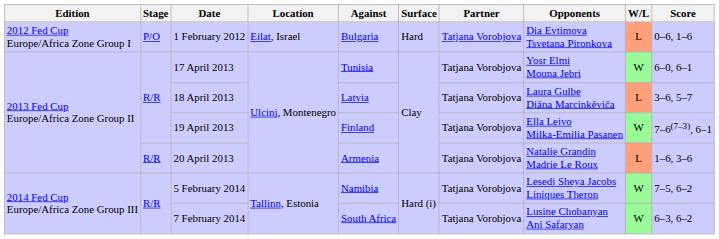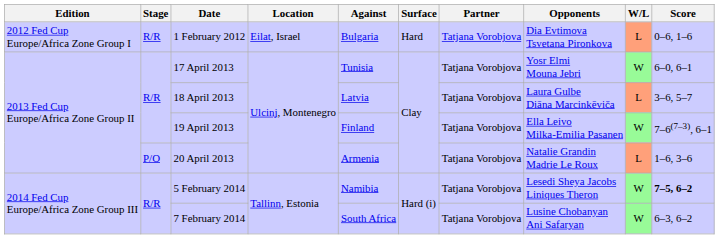(152, 36) P/O -> (152, 36) R/R
(152, 157) R/R -> (152, 157) P/O
(673, 187) normal -> (673, 187) bold
